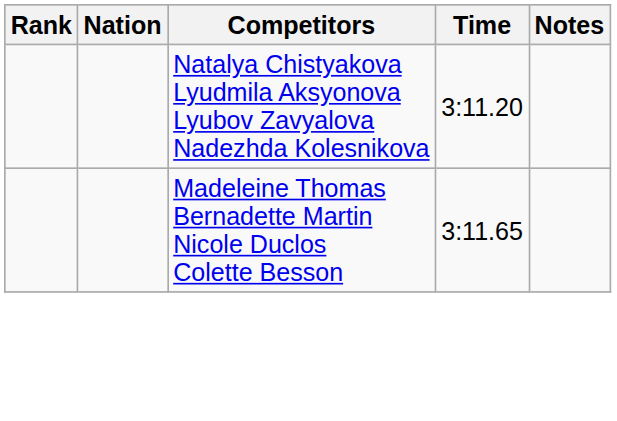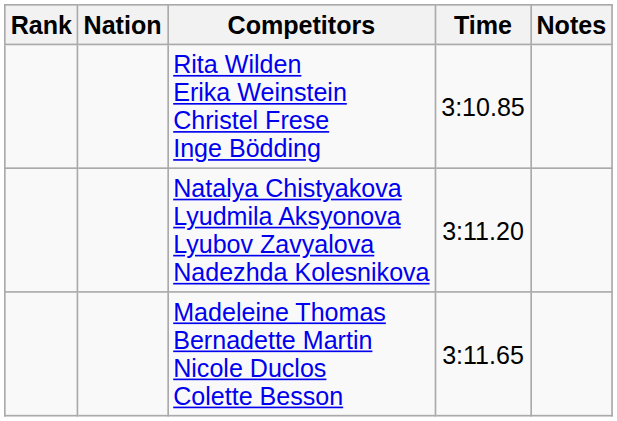+ row: (260, 107)
